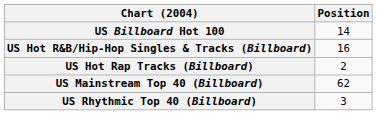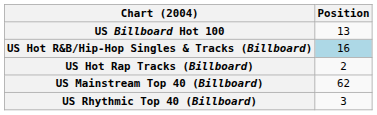(343, 31) 14 -> (343, 31) 13
(343, 48) no background -> (343, 48) lightblue background
